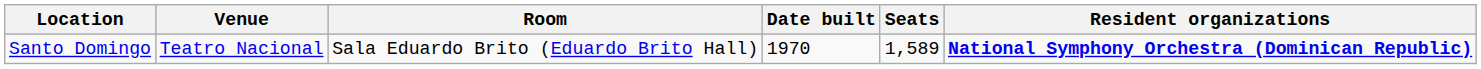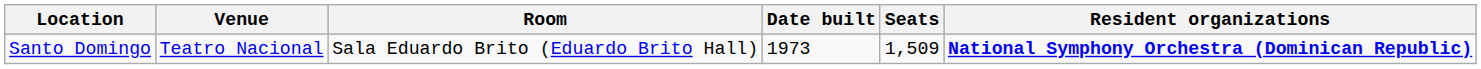(789, 49) 1970 -> (789, 49) 1973
(912, 49) 1,589 -> (912, 49) 1,509
